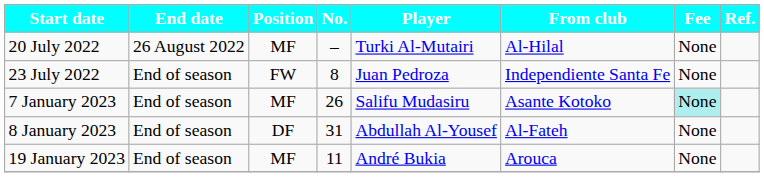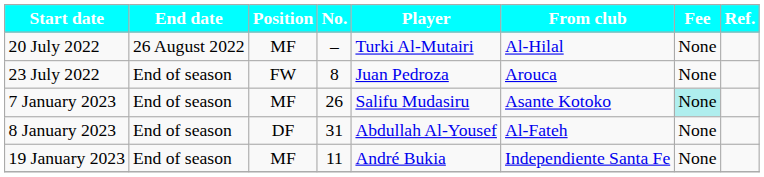(588, 74) Independiente Santa Fe -> (531, 74) Arouca
(531, 158) Arouca -> (588, 158) Independiente Santa Fe
